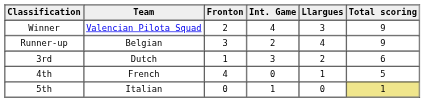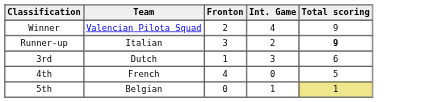- column: (322, 12)
(144, 43) Belgian -> (144, 43) Italian
(383, 43) normal -> (336, 43) bold
(144, 89) Italian -> (144, 89) Belgian
